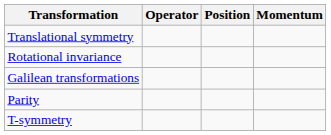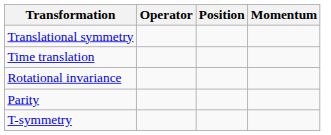+ row: (51, 57)
- row: (73, 78)
